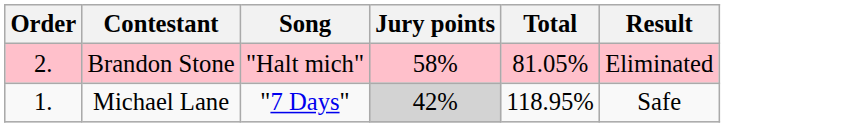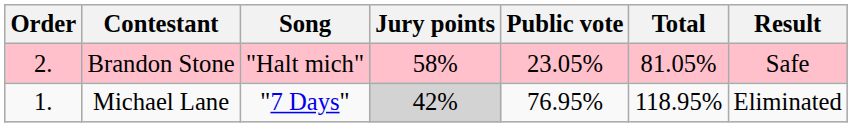+ column: (565, 24)
(659, 63) Eliminated -> (788, 63) Safe
(659, 102) Safe -> (788, 102) Eliminated
